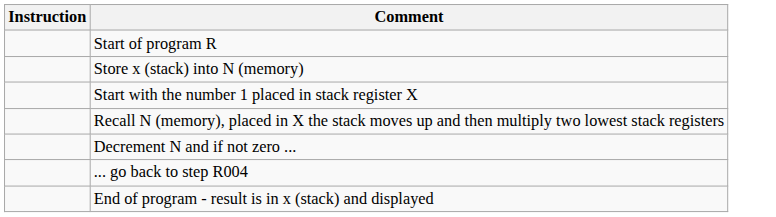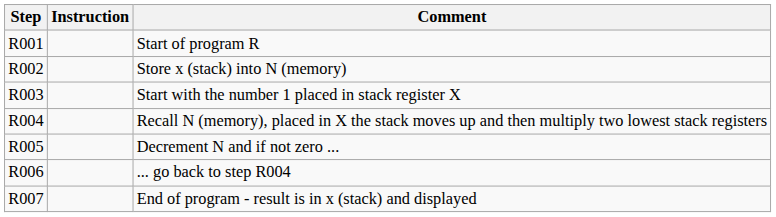+ column: (26, 17)
